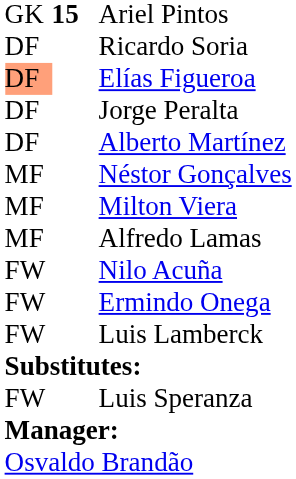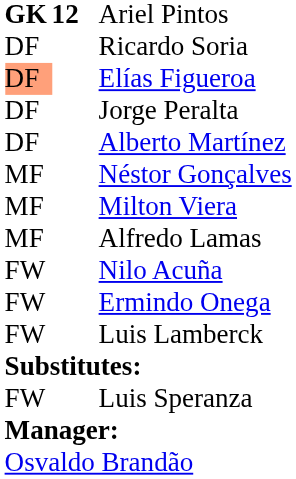(24, 14) normal -> (26, 14) bold
(65, 14) 15 -> (65, 14) 12
